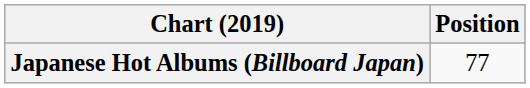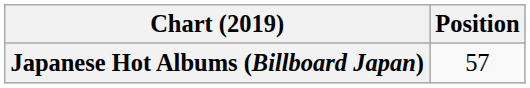(477, 62) 77 -> (477, 62) 57
